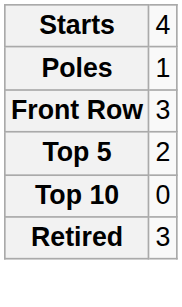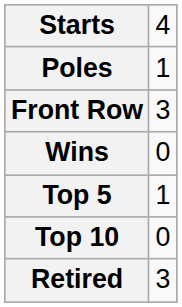+ row: (77, 152)
(163, 152) 2 -> (163, 195) 1
